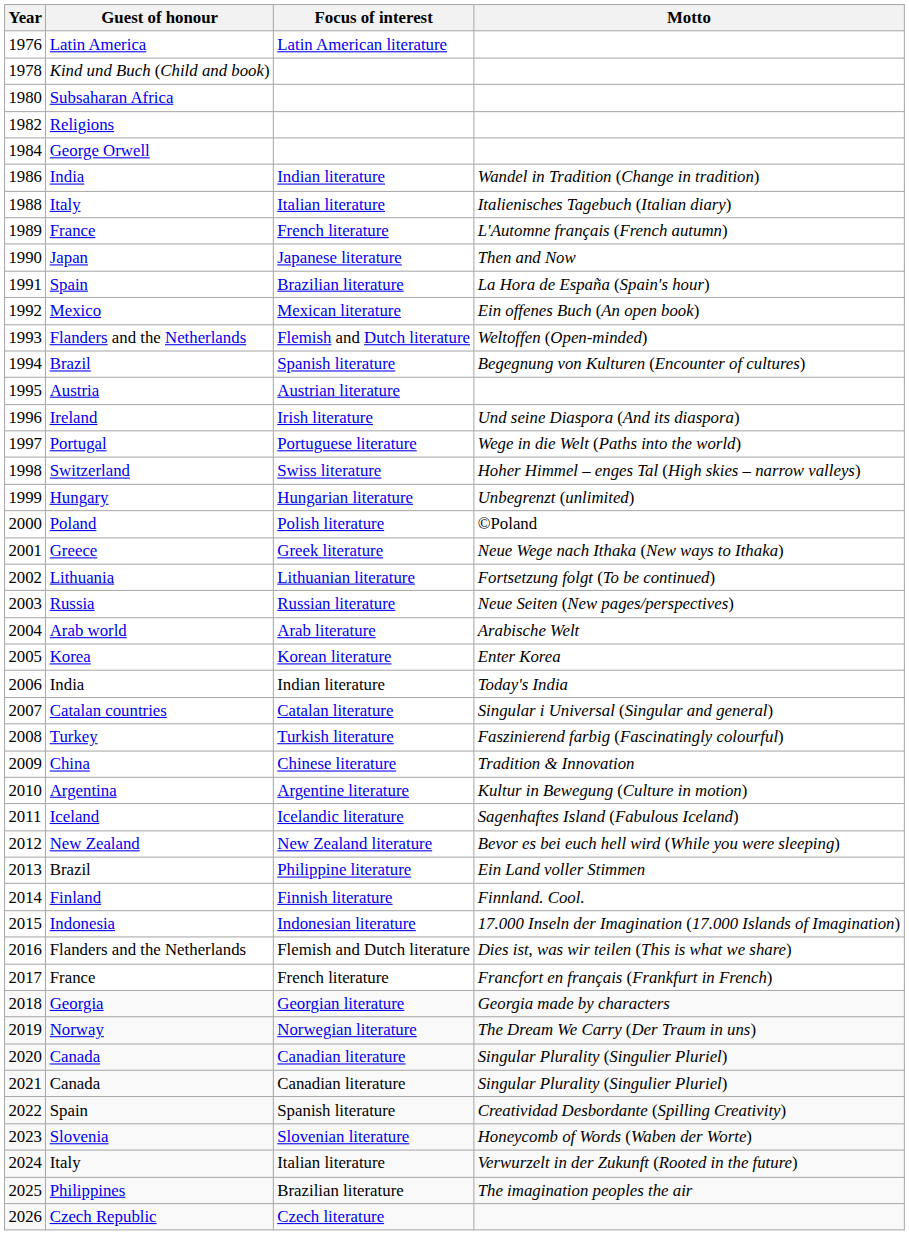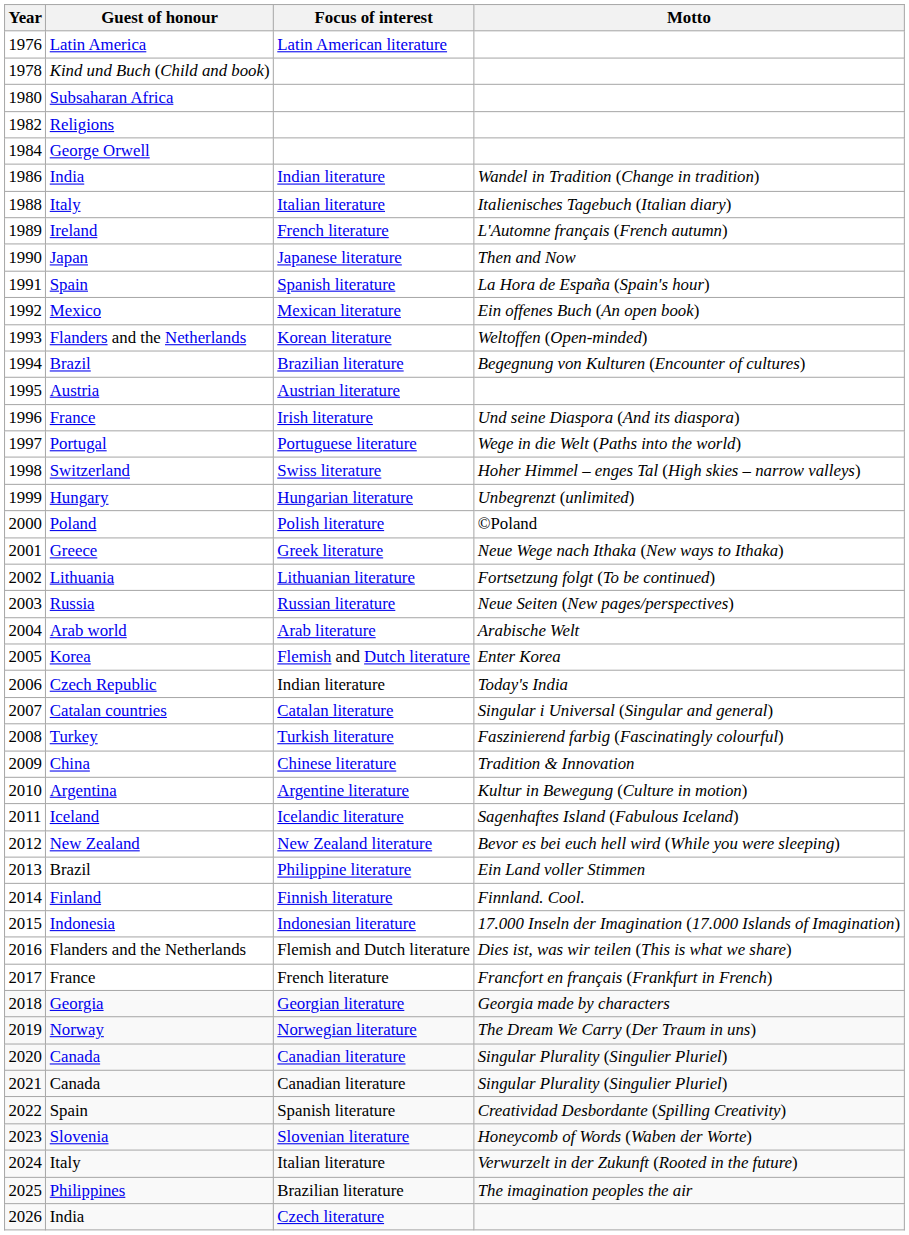(73, 230) France -> (74, 230) Ireland
(340, 284) Brazilian literature -> (336, 284) Spanish literature
(374, 337) Flemish and Dutch literature -> (334, 337) Korean literature
(336, 364) Spanish literature -> (340, 364) Brazilian literature
(74, 417) Ireland -> (73, 417) France
(334, 657) Korean literature -> (374, 657) Flemish and Dutch literature
(67, 683) India -> (103, 683) Czech Republic
(103, 1216) Czech Republic -> (67, 1216) India
